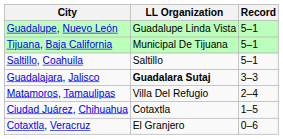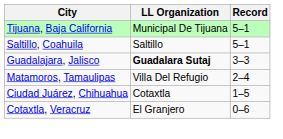- row: (62, 28)
